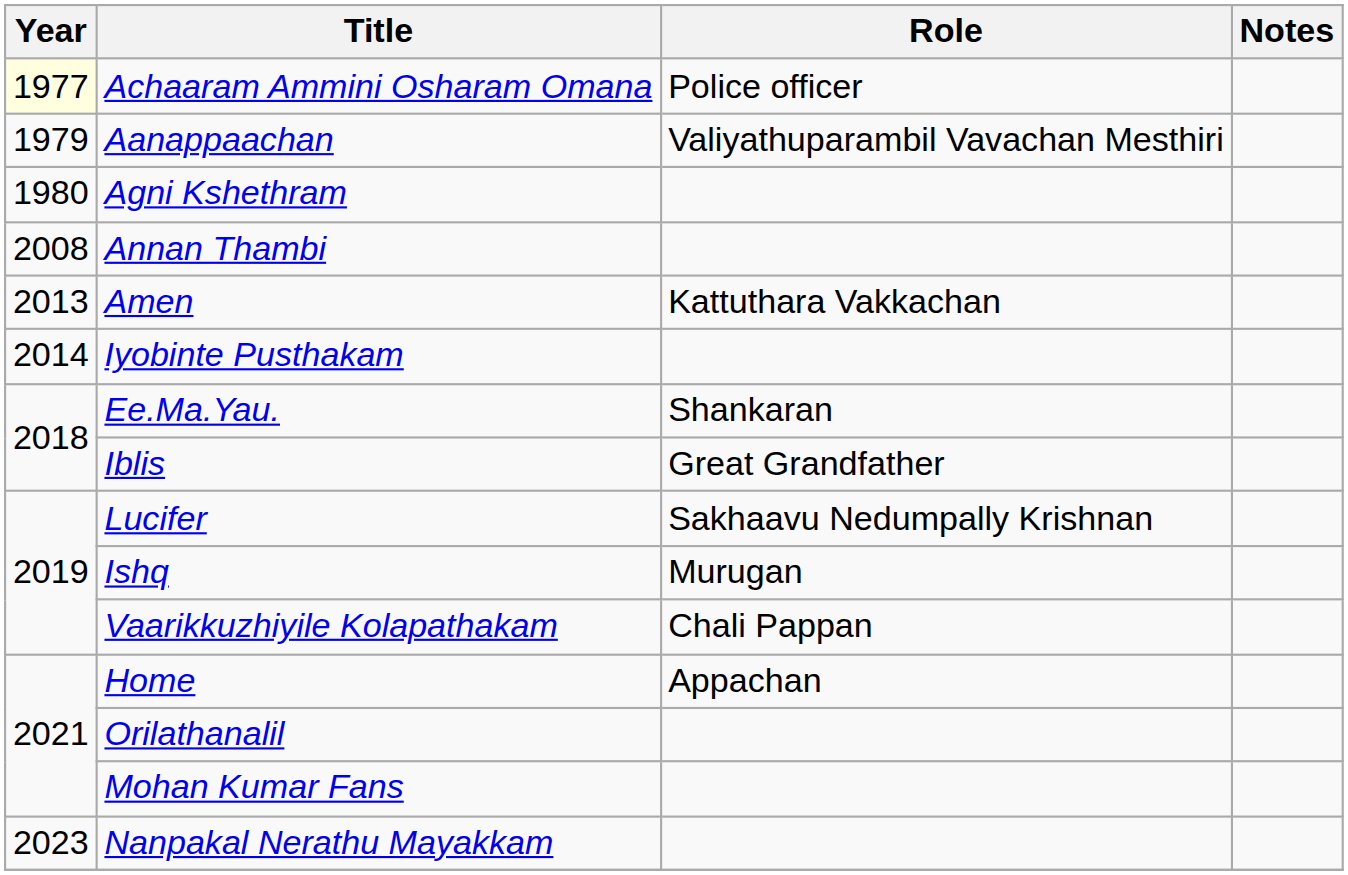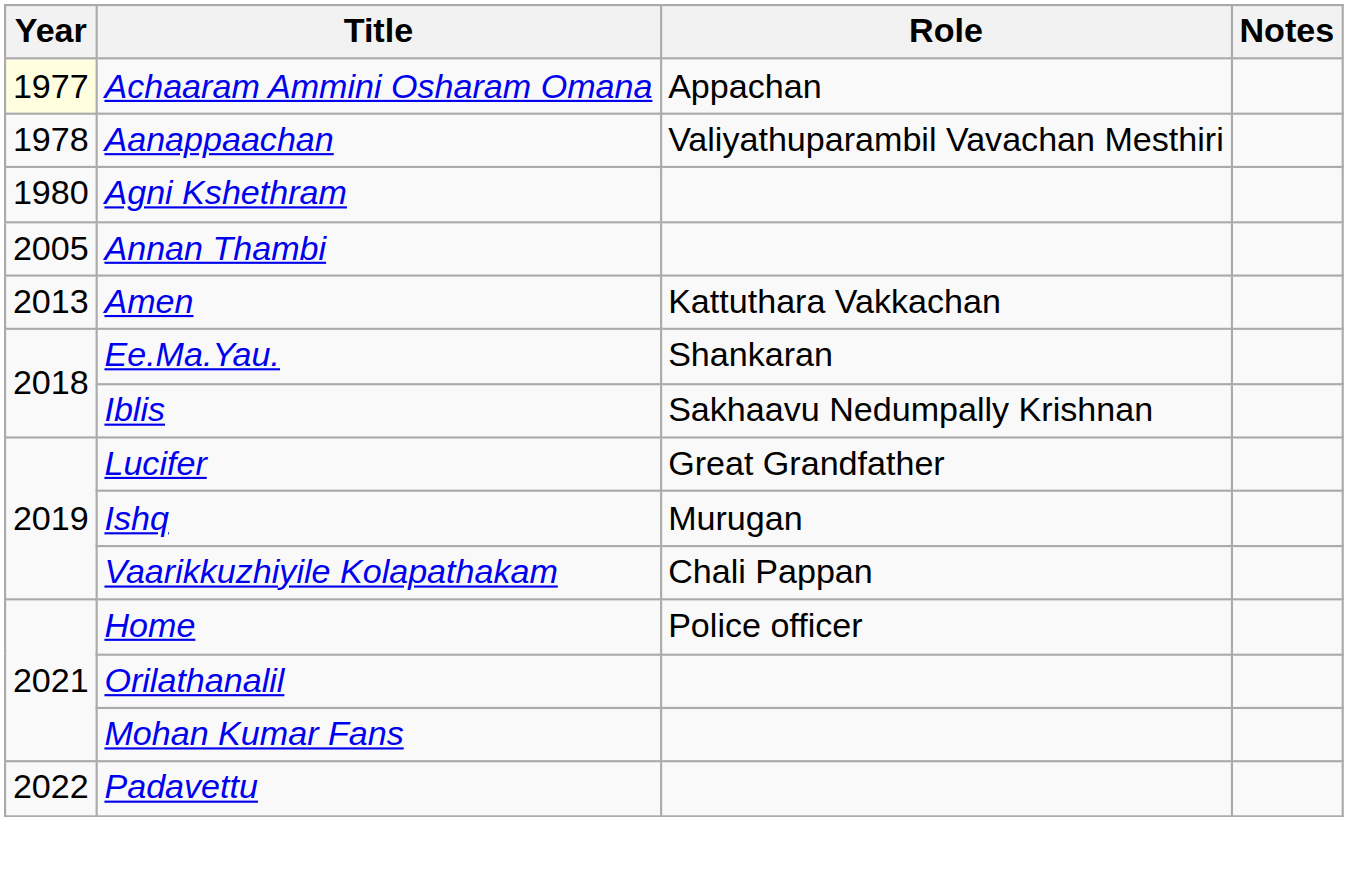(765, 85) Police officer -> (745, 85) Appachan
(51, 139) 1979 -> (51, 139) 1978
(51, 247) 2008 -> (51, 247) 2005
- row: (254, 355)
(806, 463) Great Grandfather -> (911, 409) Sakhaavu Nedumpally Krishnan
(911, 517) Sakhaavu Nedumpally Krishnan -> (806, 463) Great Grandfather
(745, 680) Appachan -> (765, 626) Police officer
+ row: (181, 788)
- row: (329, 842)
